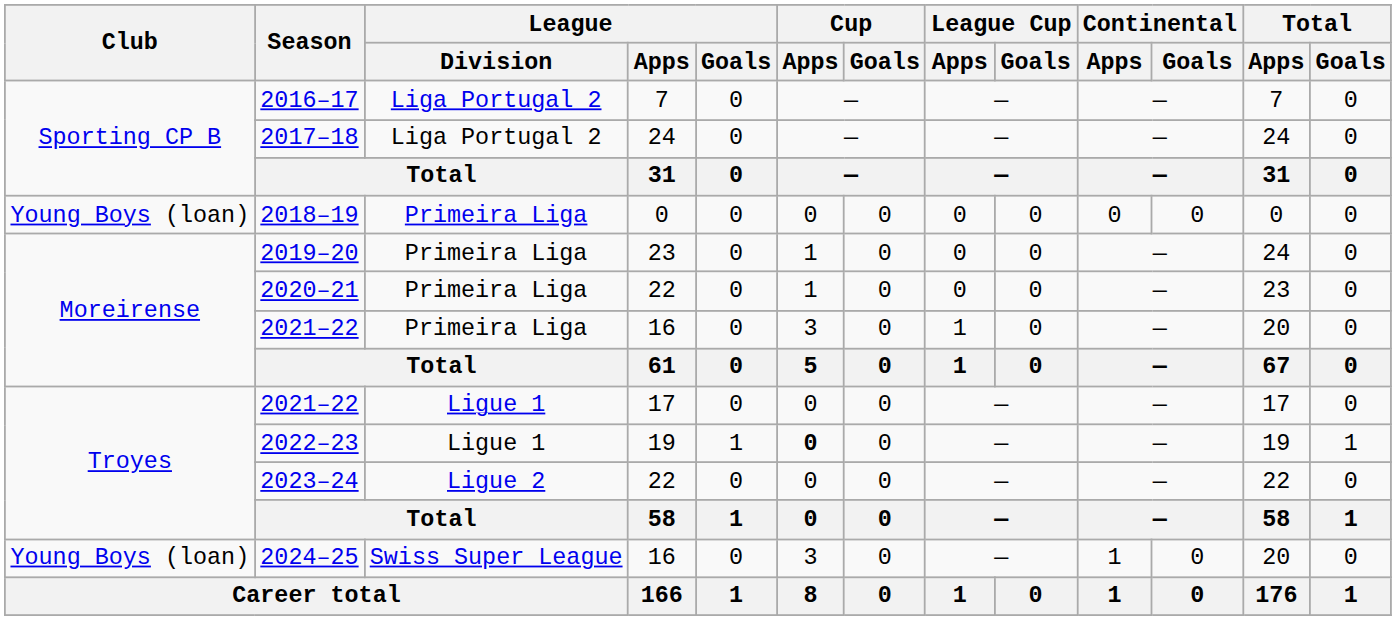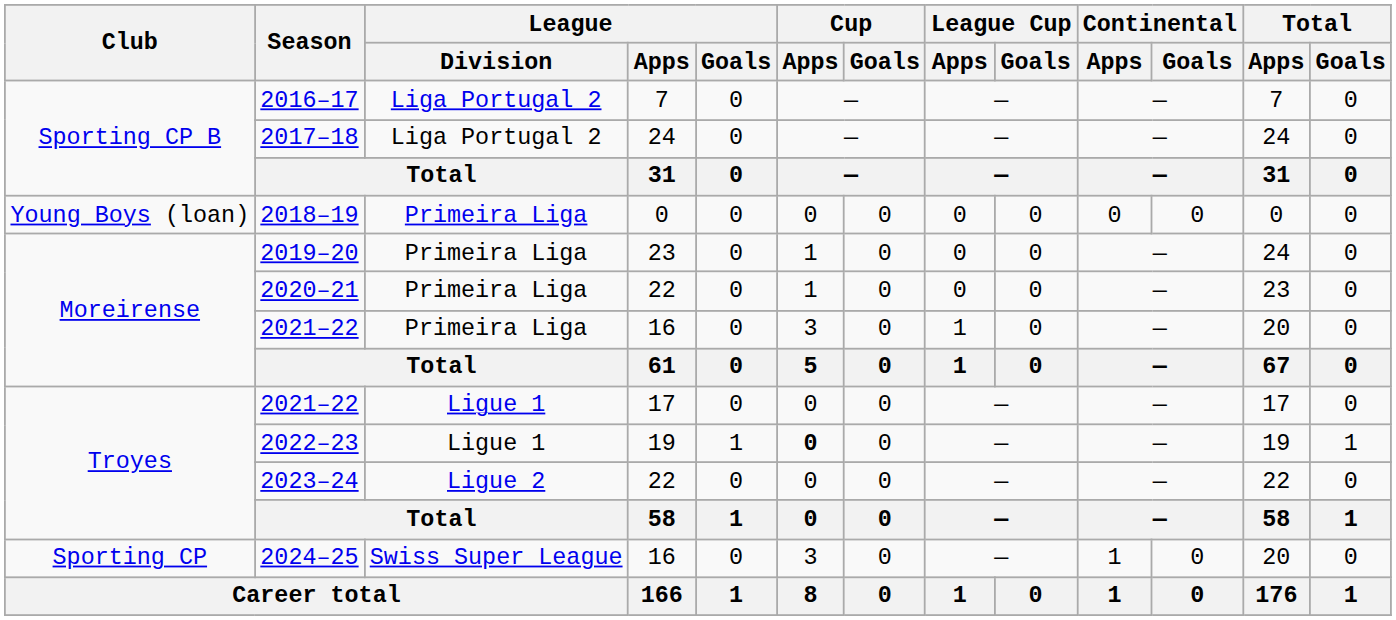(130, 558) Young Boys (loan) -> (130, 558) Sporting CP
